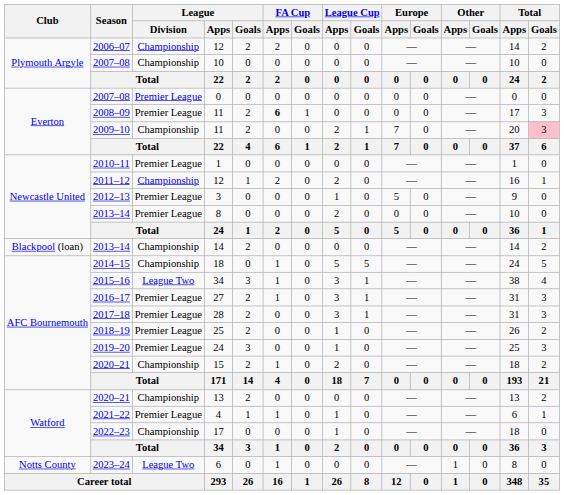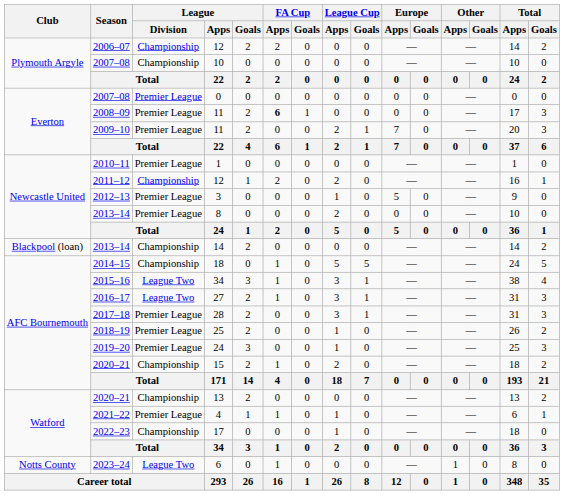(168, 130) Championship -> (168, 130) Premier League
(544, 130) pink background -> (544, 130) no background
(168, 297) Premier League -> (168, 297) League Two
